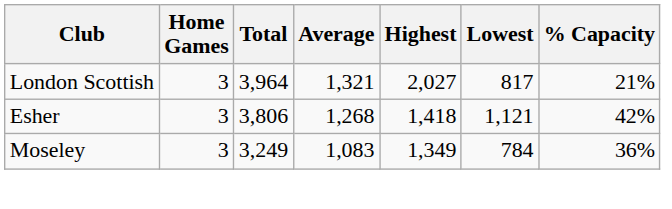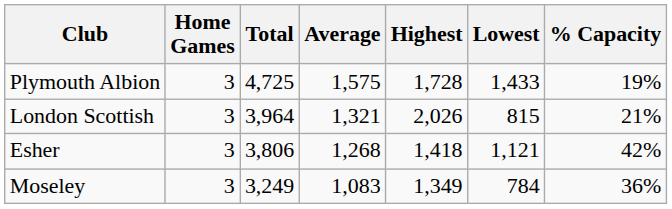+ row: (85, 81)
(432, 81) 2,027 -> (438, 116) 2,026
(517, 81) 817 -> (523, 116) 815
